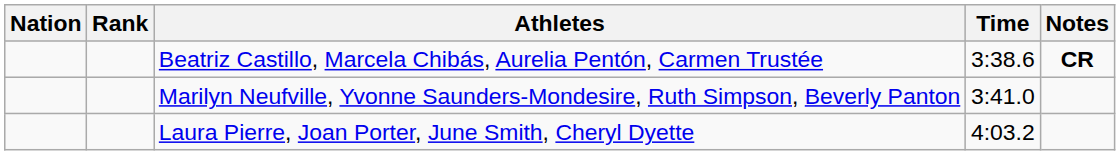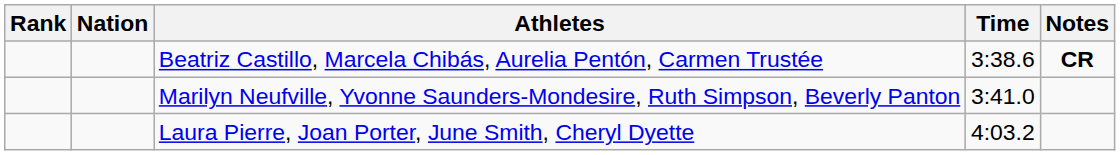columns swapped: (120, 23) <-> (46, 23)
